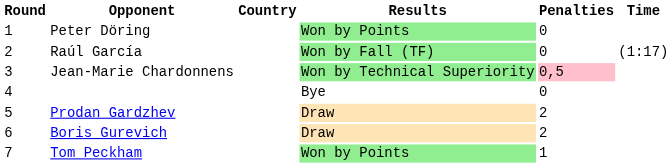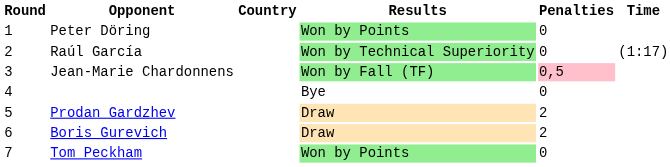(368, 52) Won by Fall (TF) -> (418, 52) Won by Technical Superiority
(418, 72) Won by Technical Superiority -> (368, 72) Won by Fall (TF)
(543, 154) 1 -> (543, 154) 0
